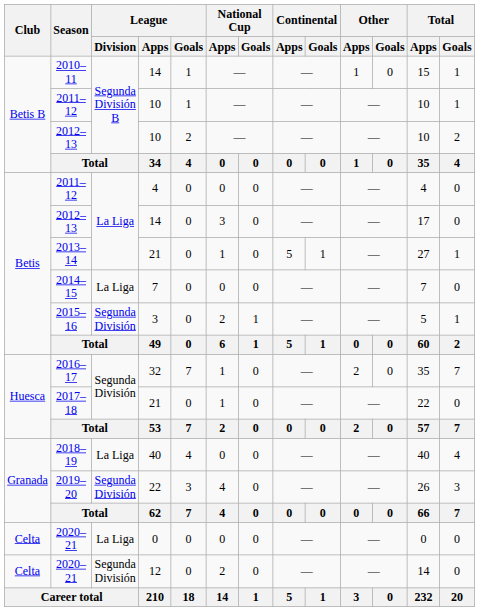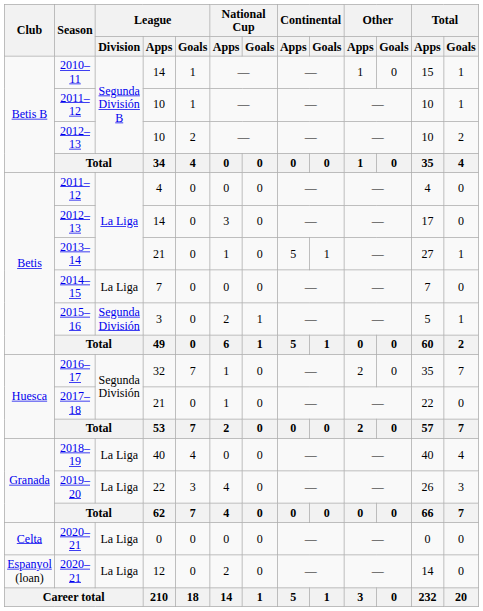(115, 487) Segunda División -> (119, 487) La Liga
(27, 571) Celta -> (29, 571) Espanyol (loan)
(115, 571) Segunda División -> (119, 571) La Liga
